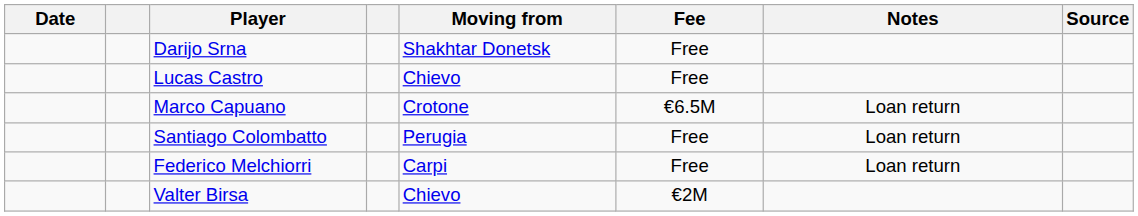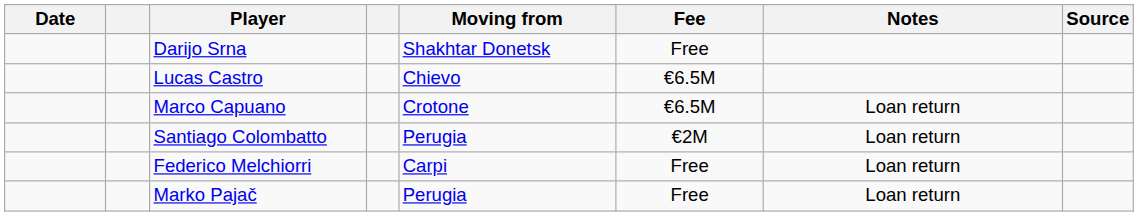(690, 78) Free -> (690, 78) €6.5M
(690, 136) Free -> (690, 136) €2M
+ row: (205, 195)
- row: (201, 195)
